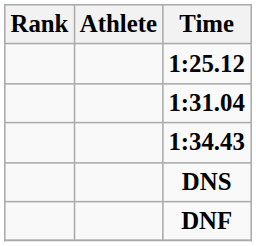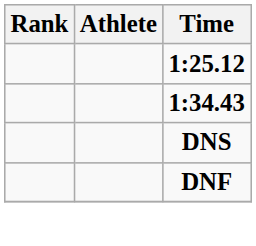- row: (207, 102)
